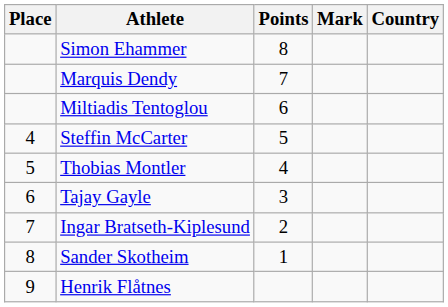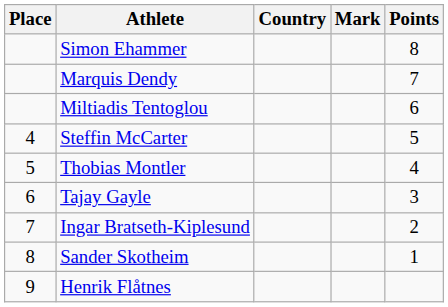columns swapped: (405, 19) <-> (283, 19)
